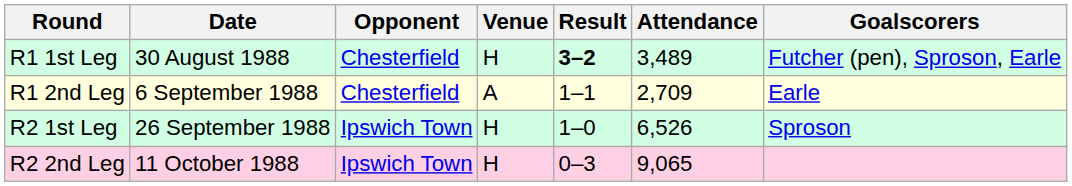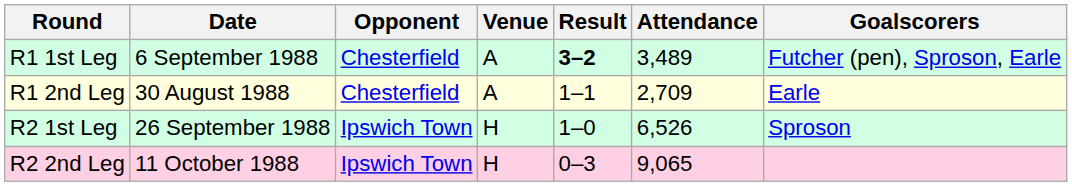(212, 57) 30 August 1988 -> (227, 57) 6 September 1988
(491, 57) H -> (490, 57) A
(227, 92) 6 September 1988 -> (212, 92) 30 August 1988
